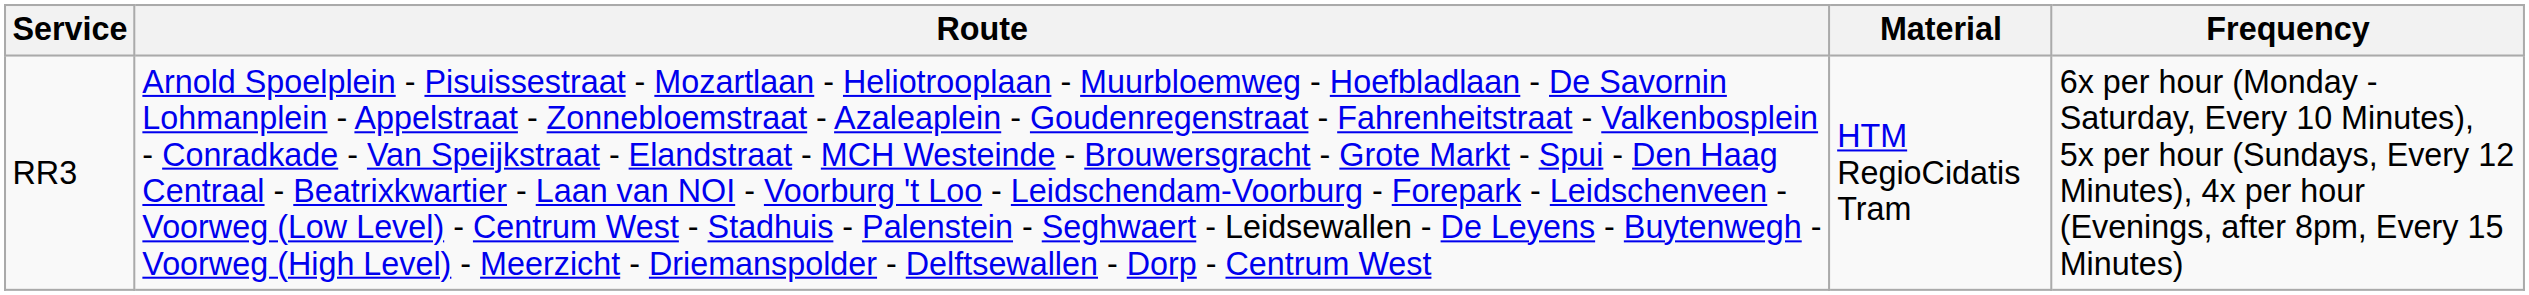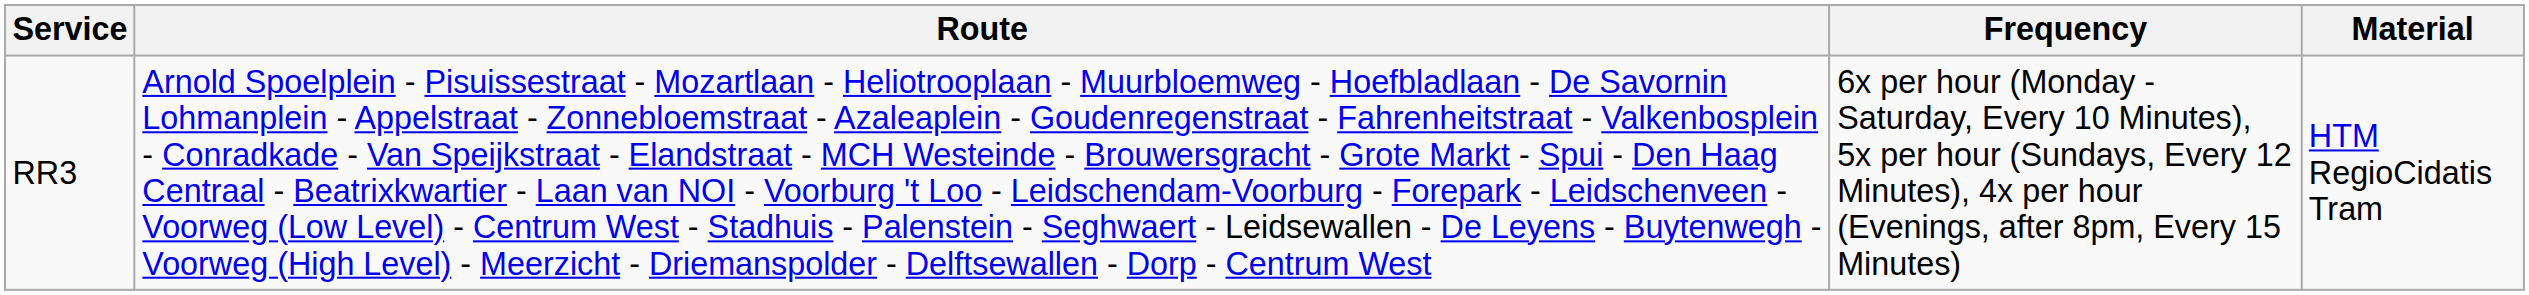columns swapped: (1941, 30) <-> (2288, 30)
